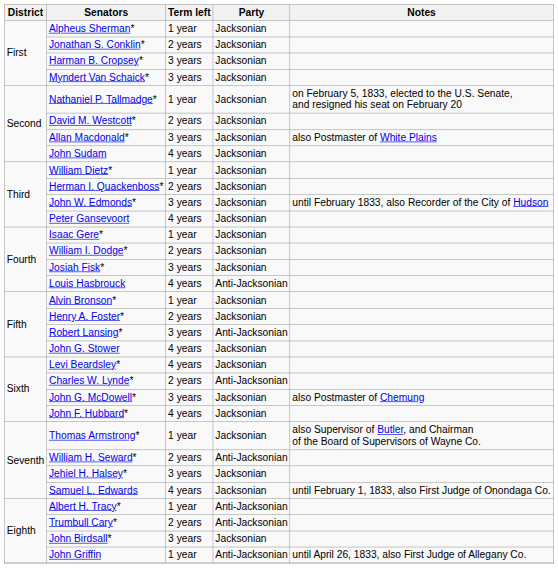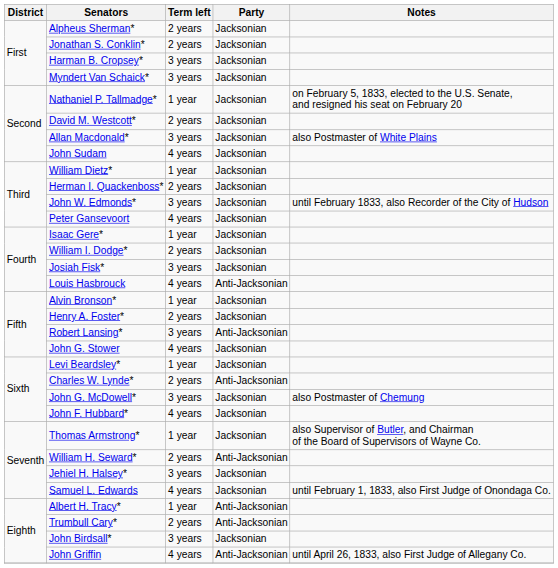(182, 28) 1 year -> (185, 28) 2 years
(185, 365) 4 years -> (182, 365) 1 year
(182, 555) 1 year -> (185, 555) 4 years
